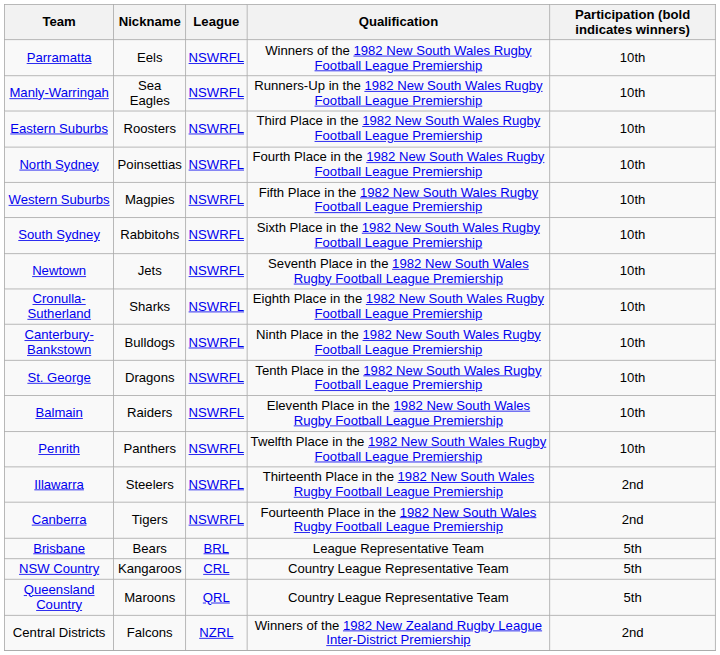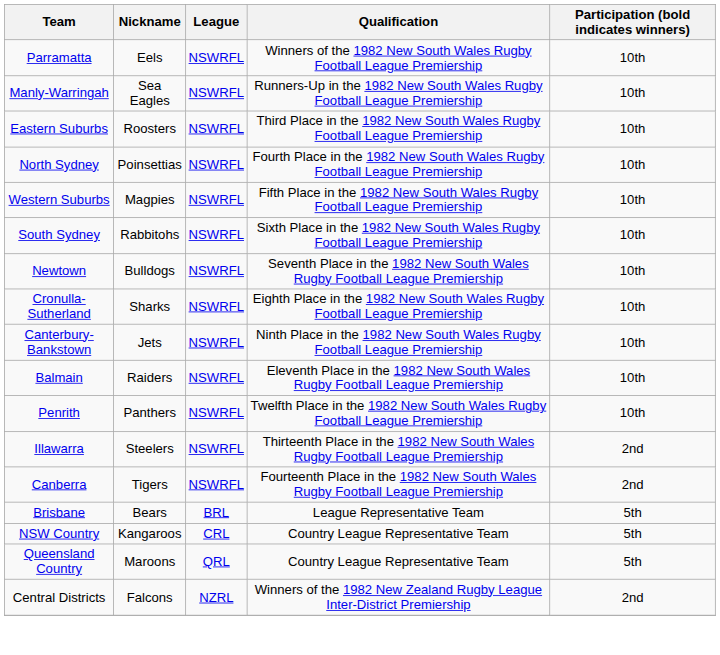(150, 271) Jets -> (150, 271) Bulldogs
(150, 342) Bulldogs -> (150, 342) Jets
- row: (59, 377)
